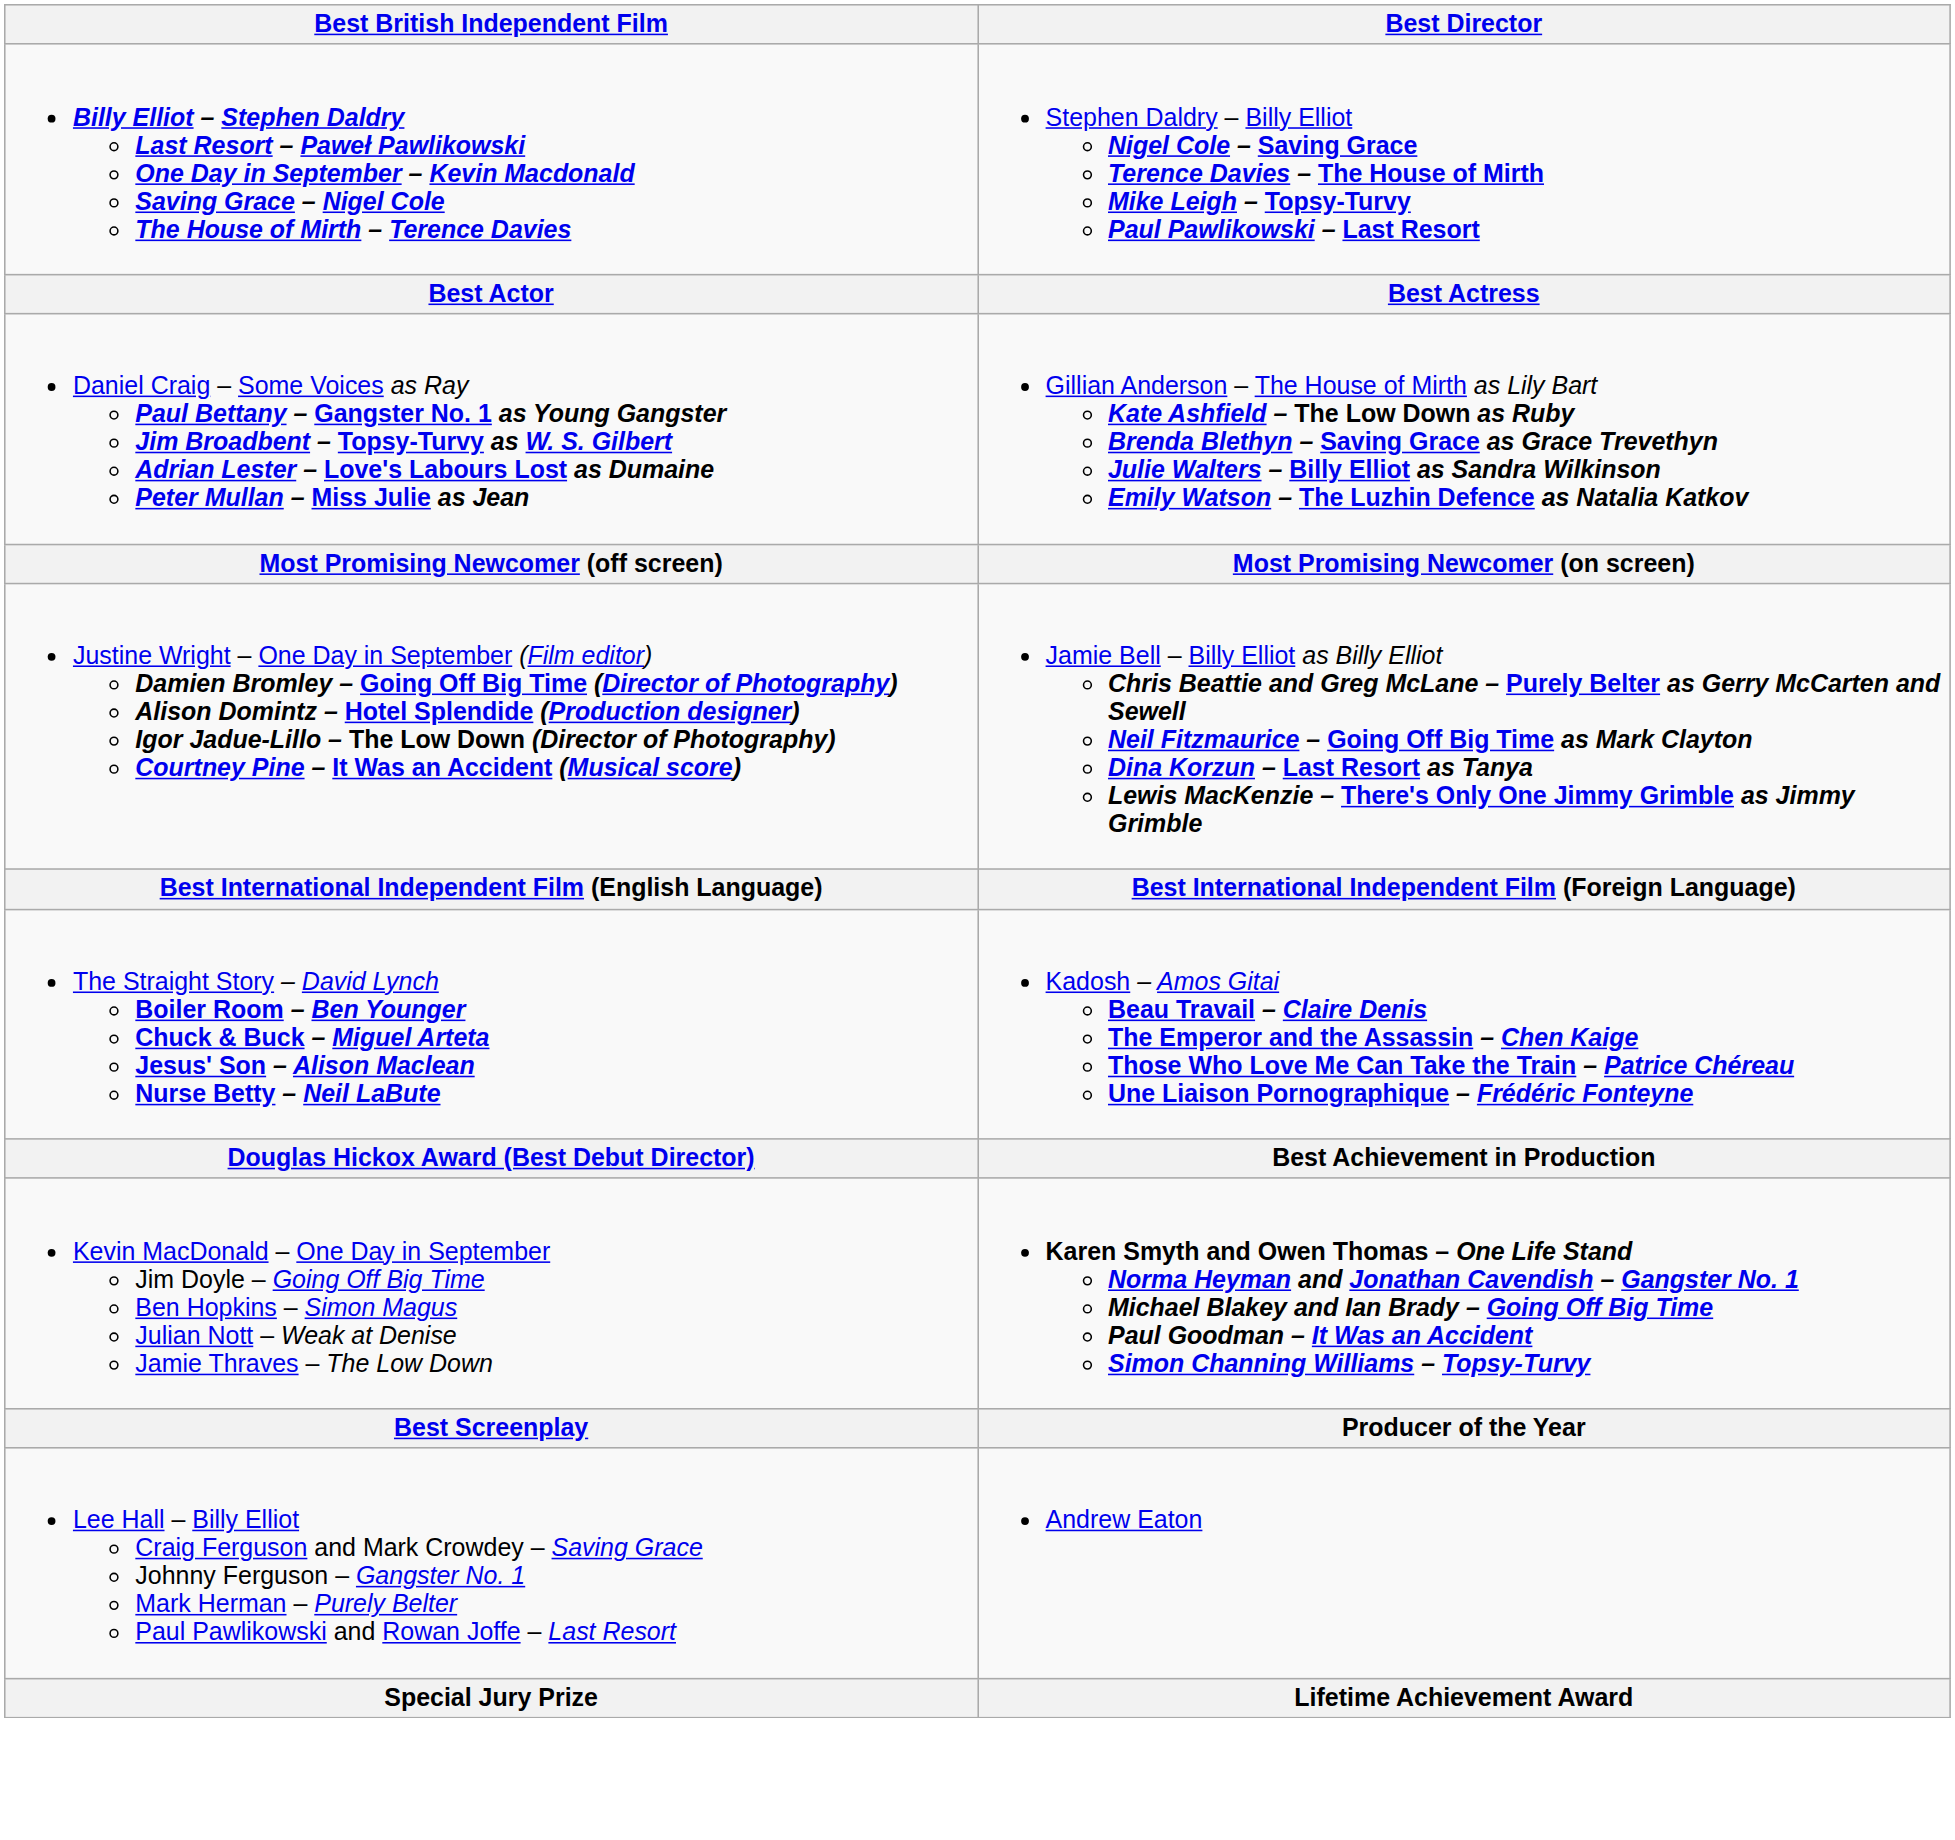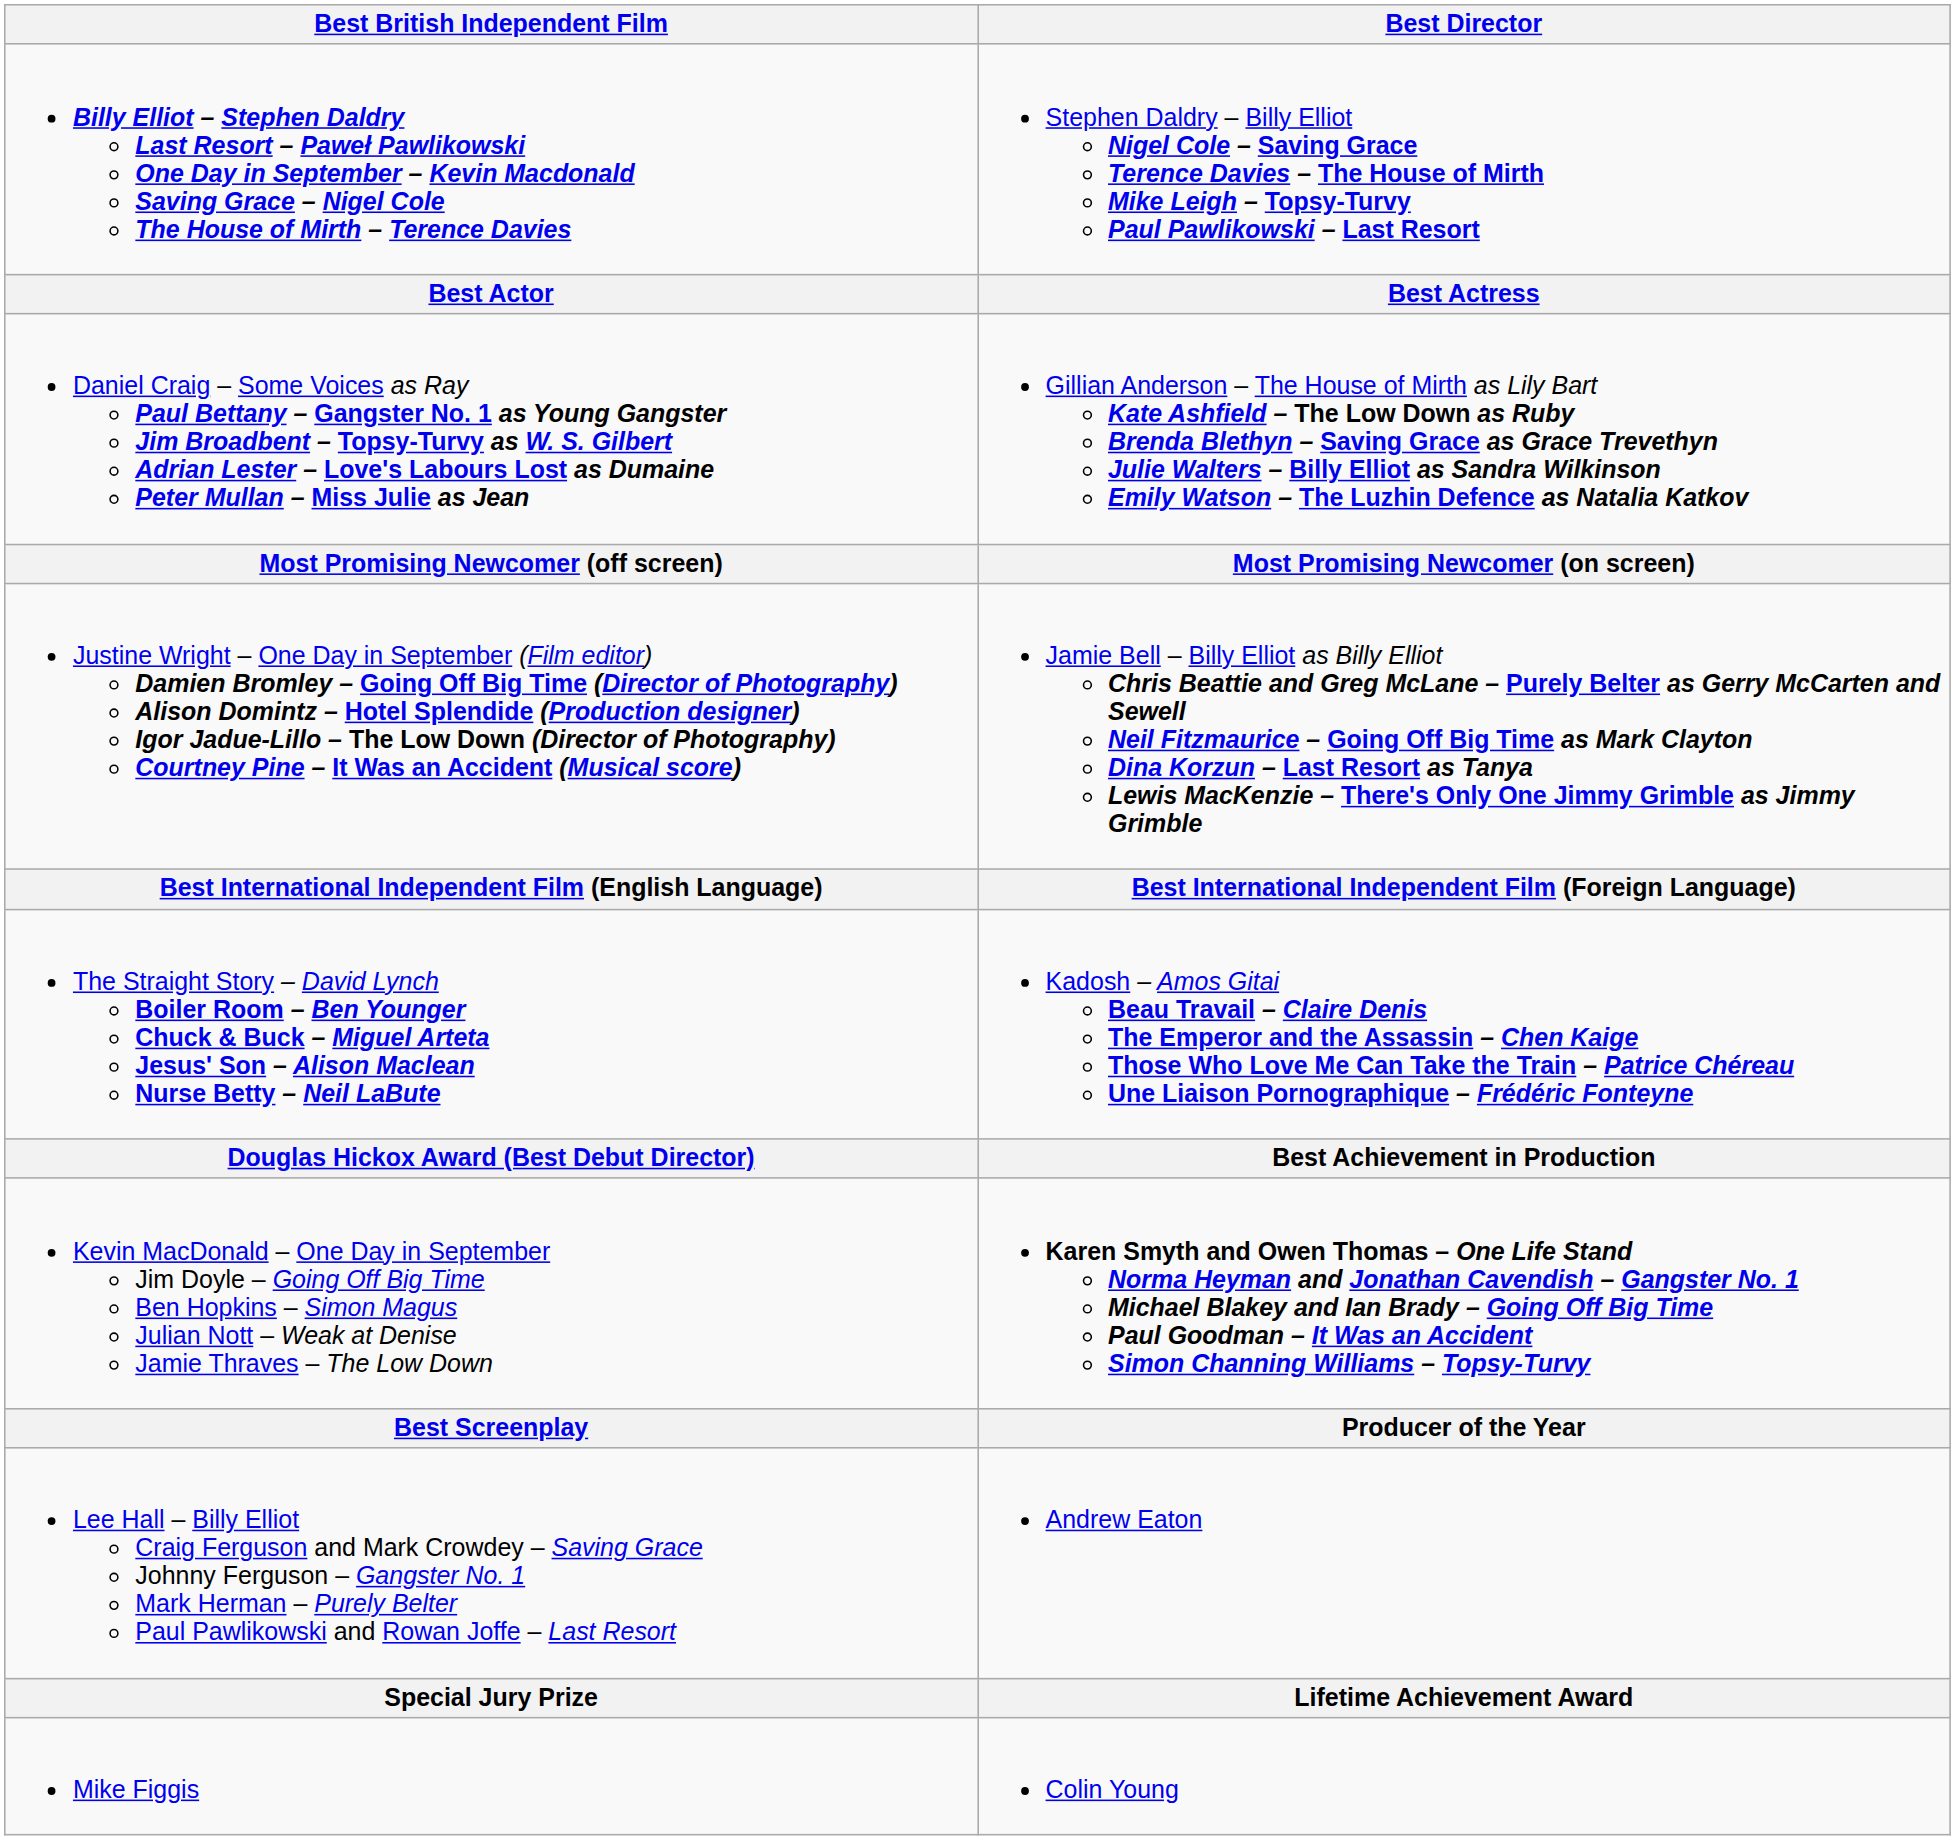+ row: (491, 1790)
